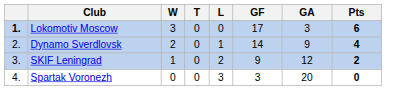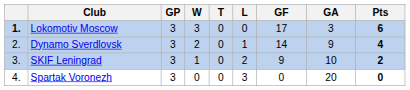+ column: (173, 12)
(307, 61) 12 -> (331, 61) 10
(257, 77) 3 -> (281, 77) 0
